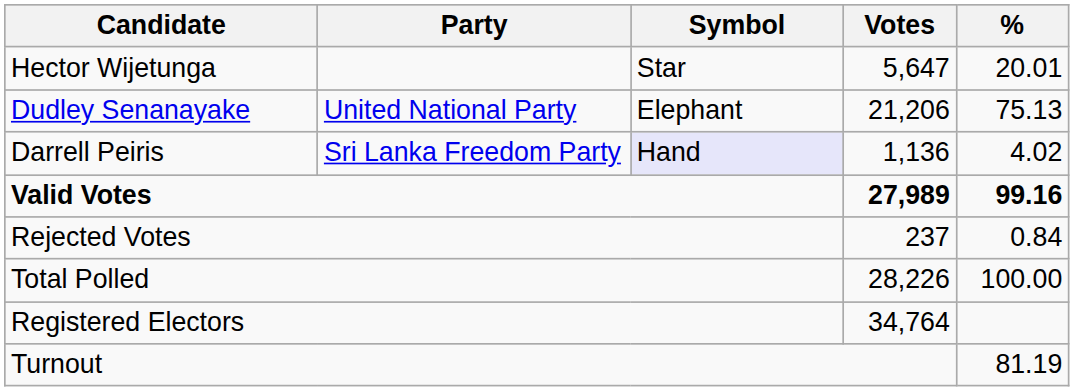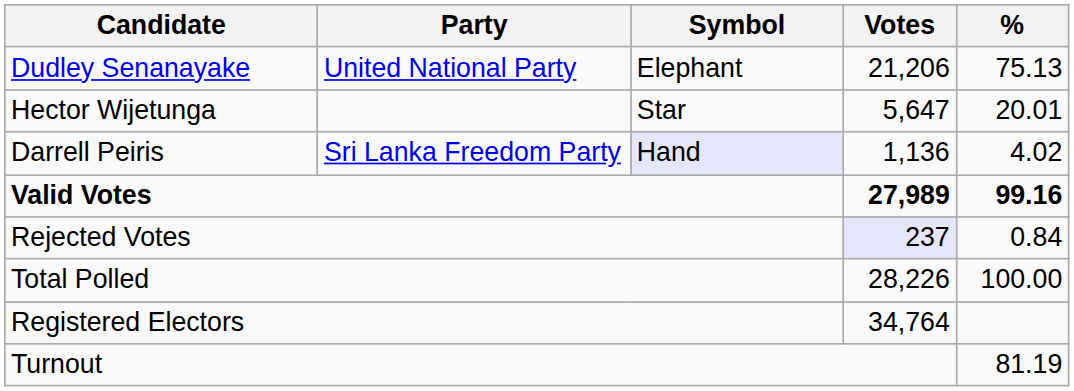rows swapped: (131, 110) <-> (113, 68)
(927, 237) no background -> (927, 237) lavender background
